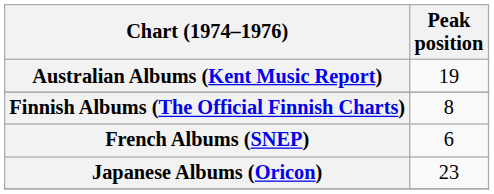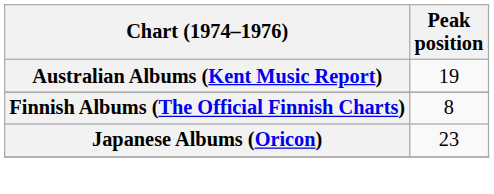- row: (207, 140)
